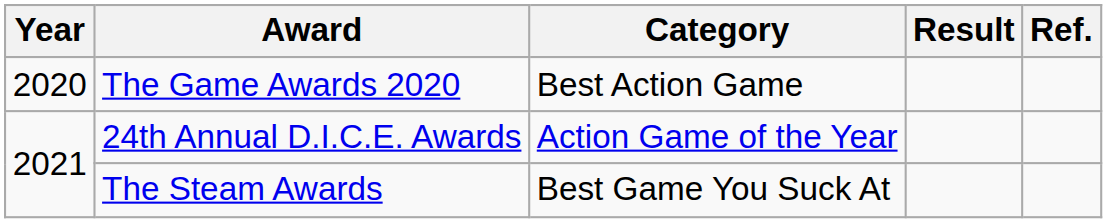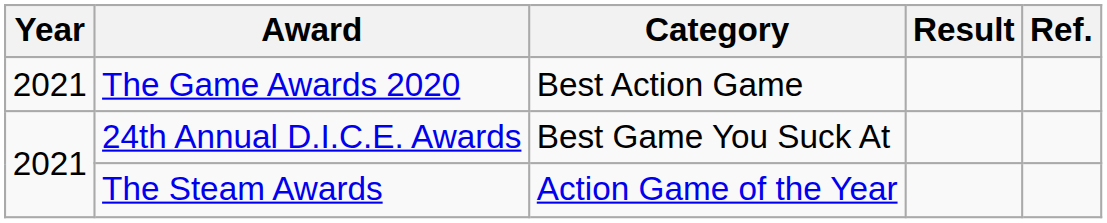(50, 83) 2020 -> (50, 83) 2021
(717, 136) Action Game of the Year -> (713, 136) Best Game You Suck At
(713, 189) Best Game You Suck At -> (717, 189) Action Game of the Year
